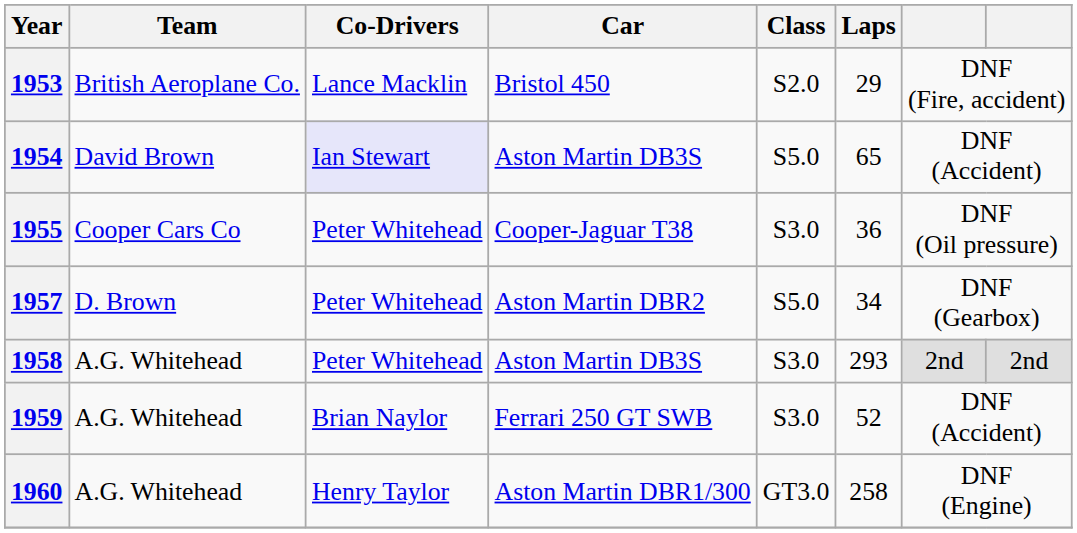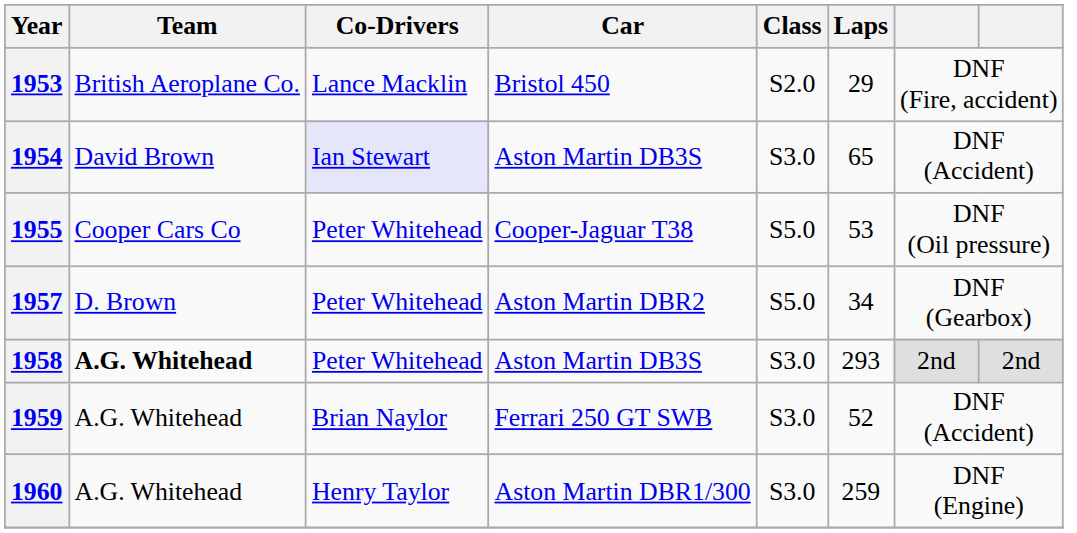(796, 156) S5.0 -> (792, 156) S3.0
(796, 229) S3.0 -> (792, 229) S5.0
(869, 229) 36 -> (861, 229) 53
(158, 360) normal -> (163, 360) bold
(796, 491) GT3.0 -> (792, 491) S3.0
(869, 491) 258 -> (861, 491) 259
